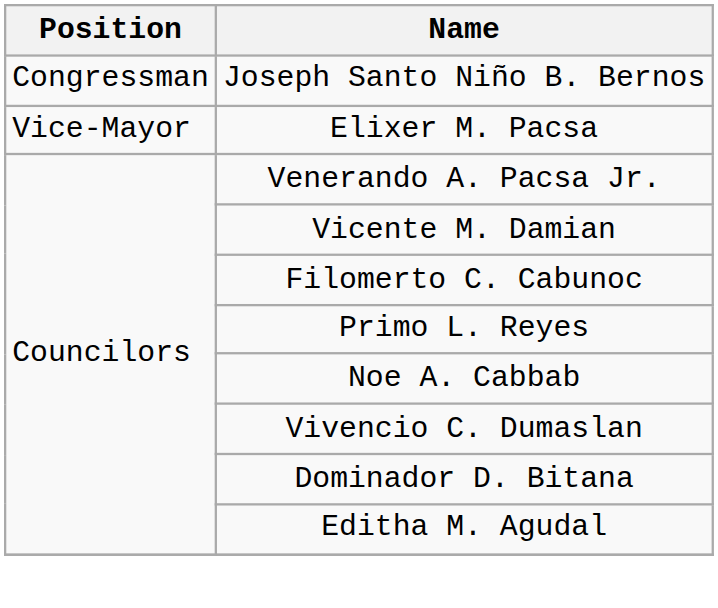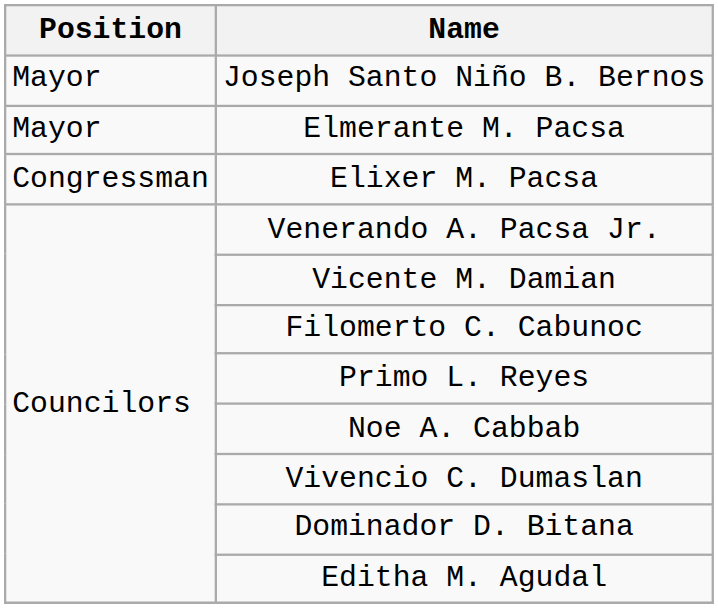(111, 79) Congressman -> (57, 79) Mayor
+ row: (464, 129)
(102, 129) Vice-Mayor -> (111, 179) Congressman
